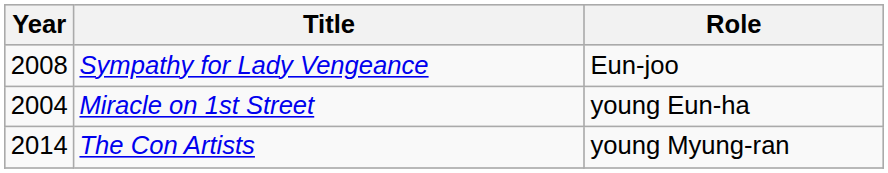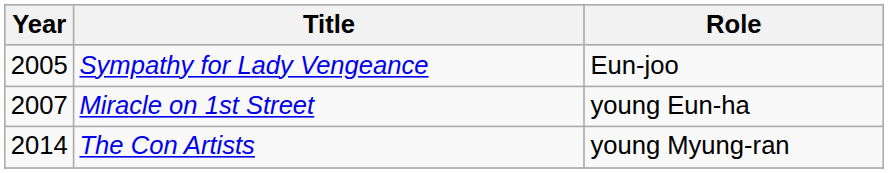(39, 65) 2008 -> (39, 65) 2005
(39, 106) 2004 -> (39, 106) 2007
